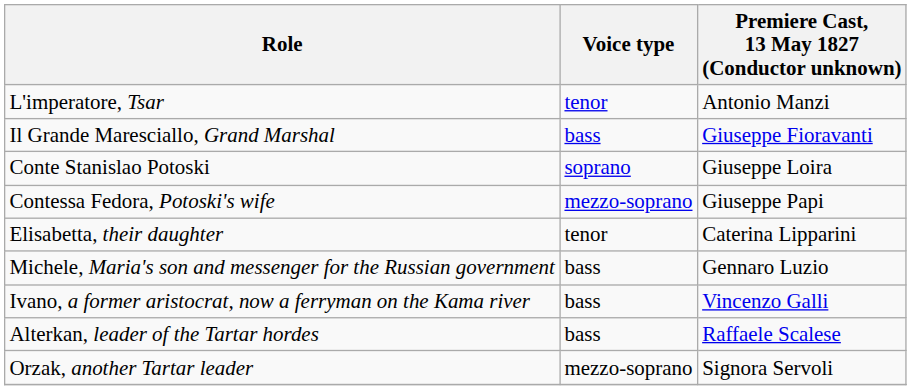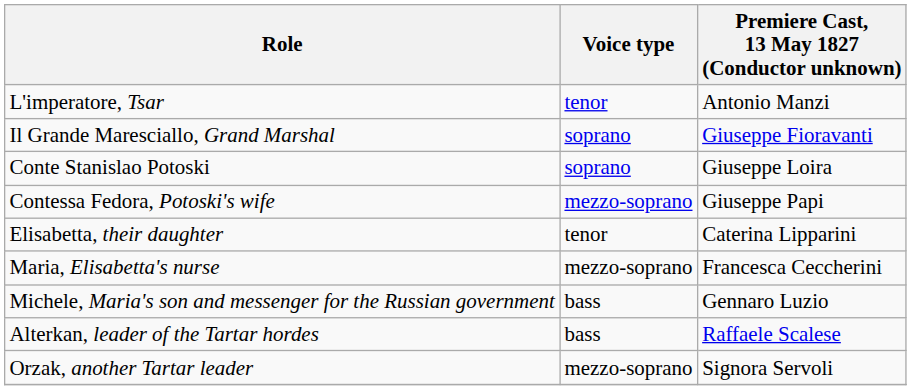(583, 134) bass -> (598, 134) soprano
+ row: (114, 267)
- row: (270, 300)
